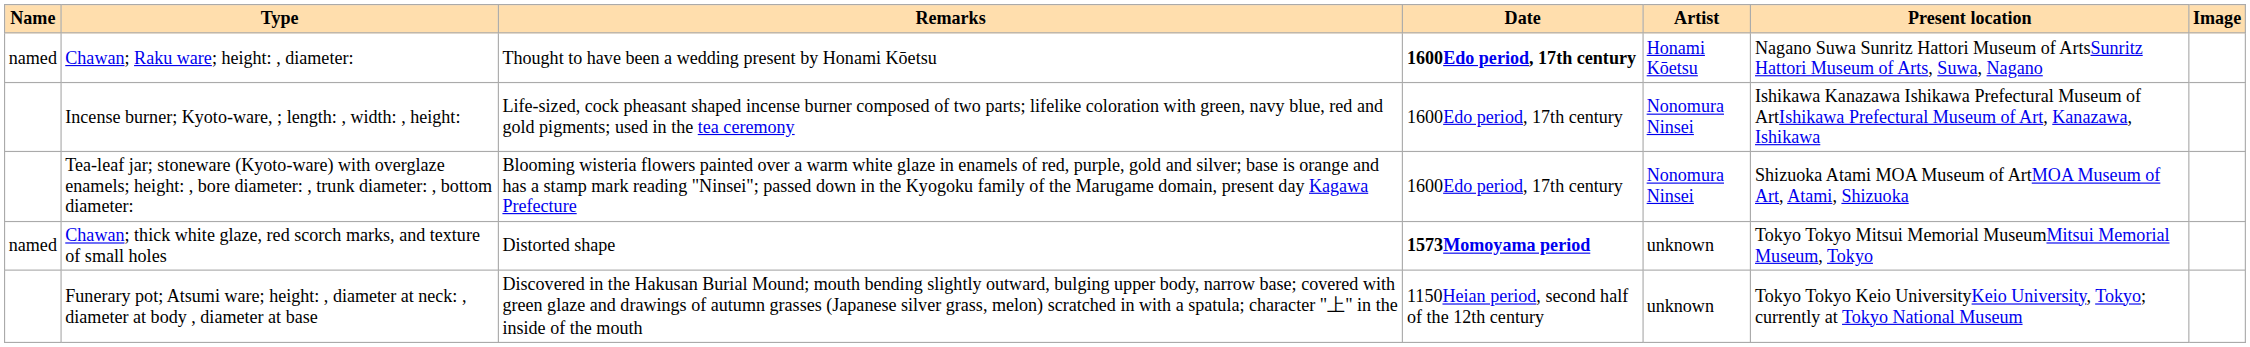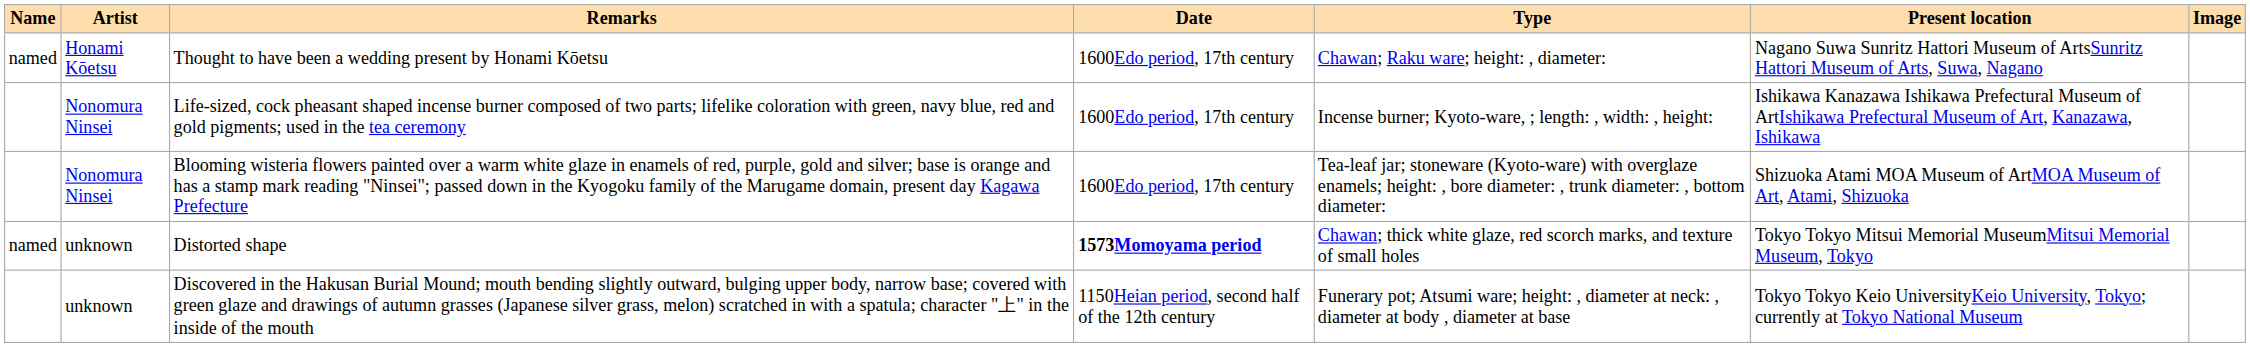columns swapped: (1697, 18) <-> (280, 18)
(1521, 57) bold -> (1186, 57) normal
